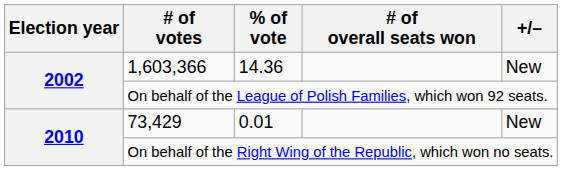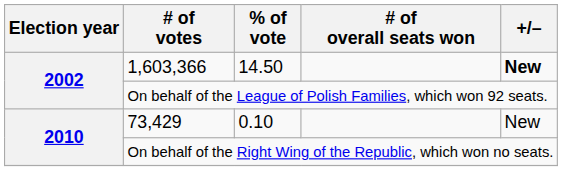(261, 66) 14.36 -> (261, 66) 14.50
(523, 66) normal -> (523, 66) bold
(256, 123) 0.01 -> (256, 123) 0.10
